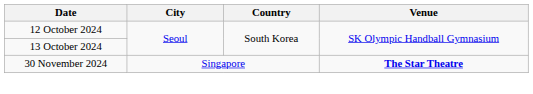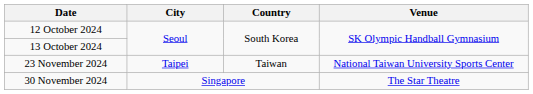+ row: (66, 64)
(424, 64) bold -> (424, 81) normal
